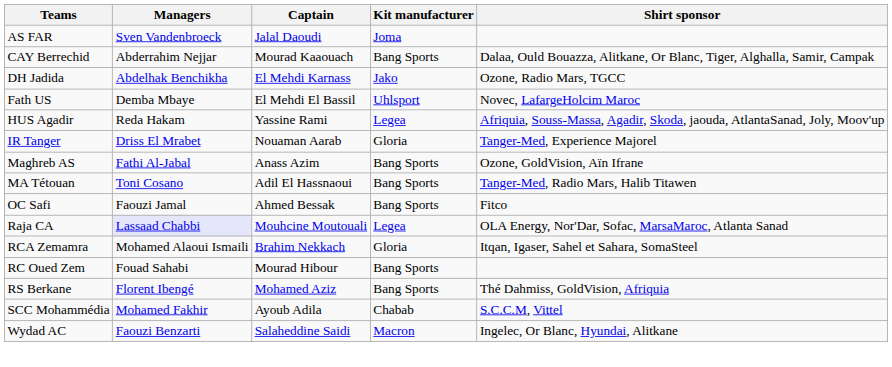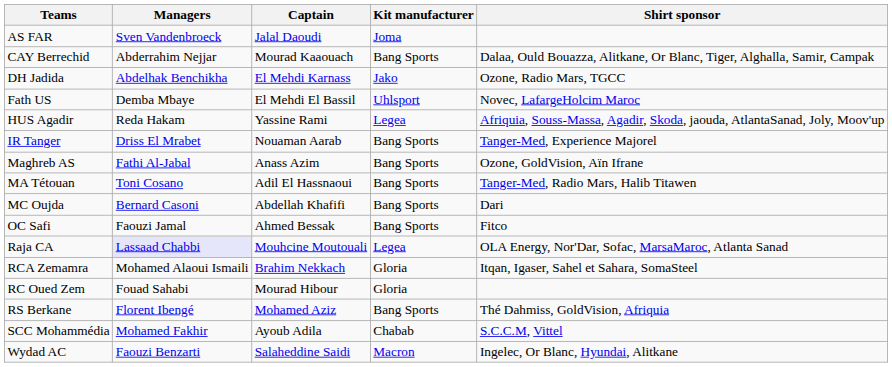(390, 141) Gloria -> (406, 141) Bang Sports
+ row: (36, 204)
(406, 267) Bang Sports -> (390, 288) Gloria
